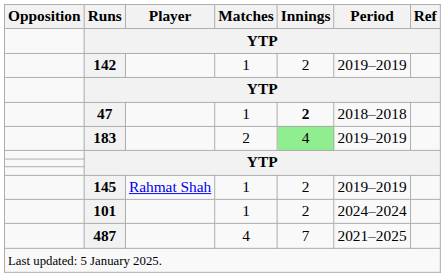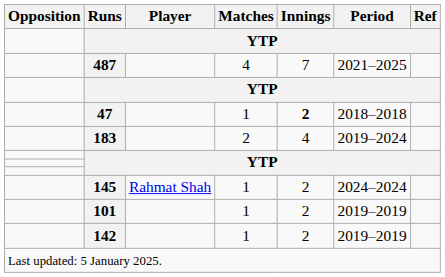rows swapped: (105, 65) <-> (105, 235)
(306, 138) lightgreen background -> (306, 138) no background
(372, 138) 2019–2019 -> (372, 138) 2019–2024
(372, 187) 2019–2019 -> (372, 187) 2024–2024
(372, 211) 2024–2024 -> (372, 211) 2019–2019
